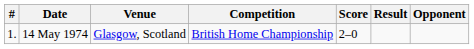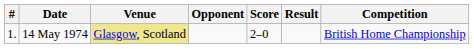columns swapped: (439, 14) <-> (262, 14)
(140, 33) no background -> (140, 33) khaki background
